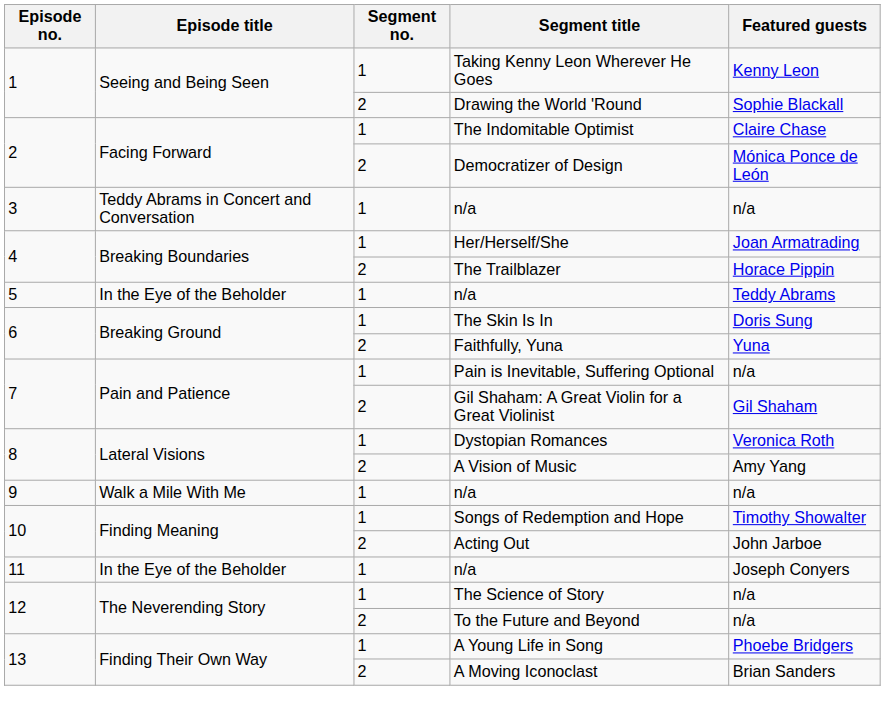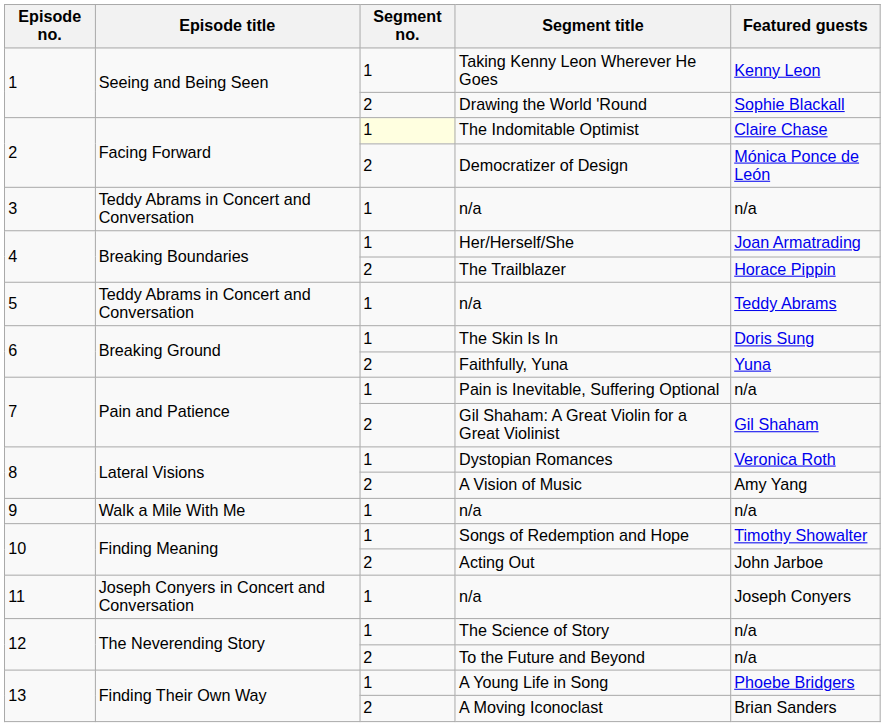(362, 130) no background -> (368, 130) lightyellow background
(193, 295) In the Eye of the Beholder -> (205, 304) Teddy Abrams in Concert and Conversation
(193, 569) In the Eye of the Beholder -> (212, 596) Joseph Conyers in Concert and Conversation
